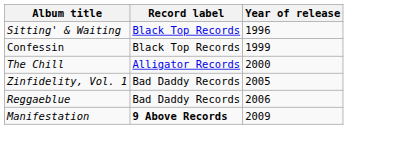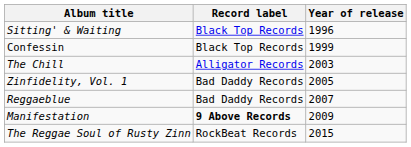(258, 64) 2000 -> (321, 64) 2003
(258, 99) 2006 -> (321, 99) 2007
+ row: (99, 133)
